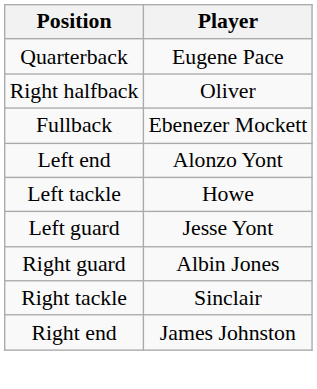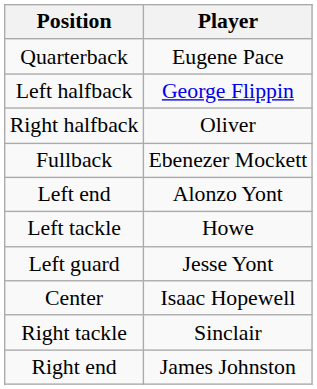+ row: (74, 90)
+ row: (74, 297)
- row: (74, 263)
